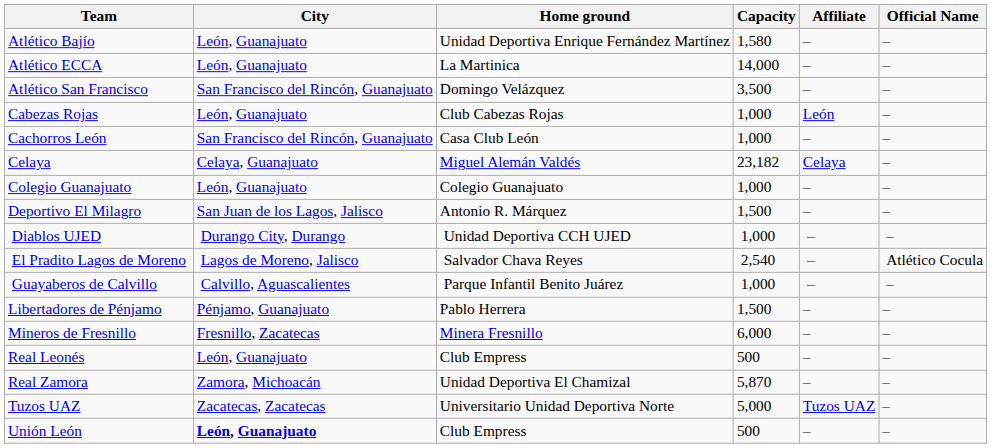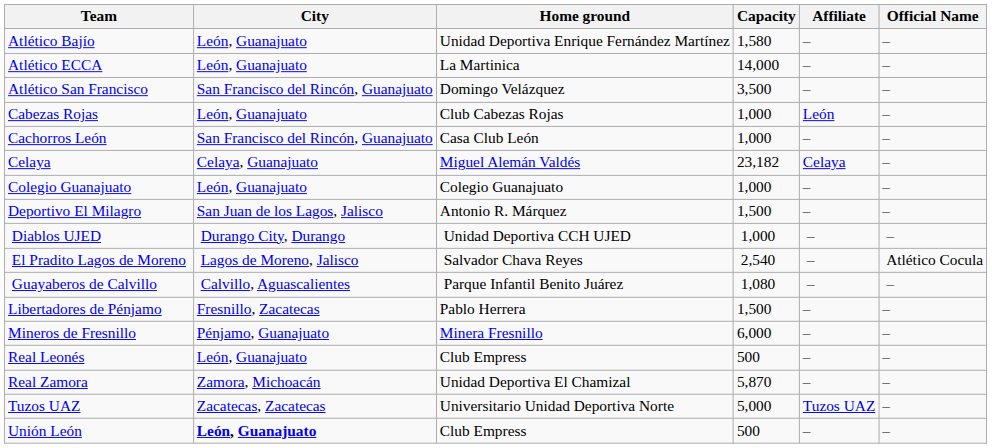(756, 284) 1,000 -> (756, 284) 1,080
(263, 308) Pénjamo, Guanajuato -> (258, 308) Fresnillo, Zacatecas
(258, 333) Fresnillo, Zacatecas -> (263, 333) Pénjamo, Guanajuato
